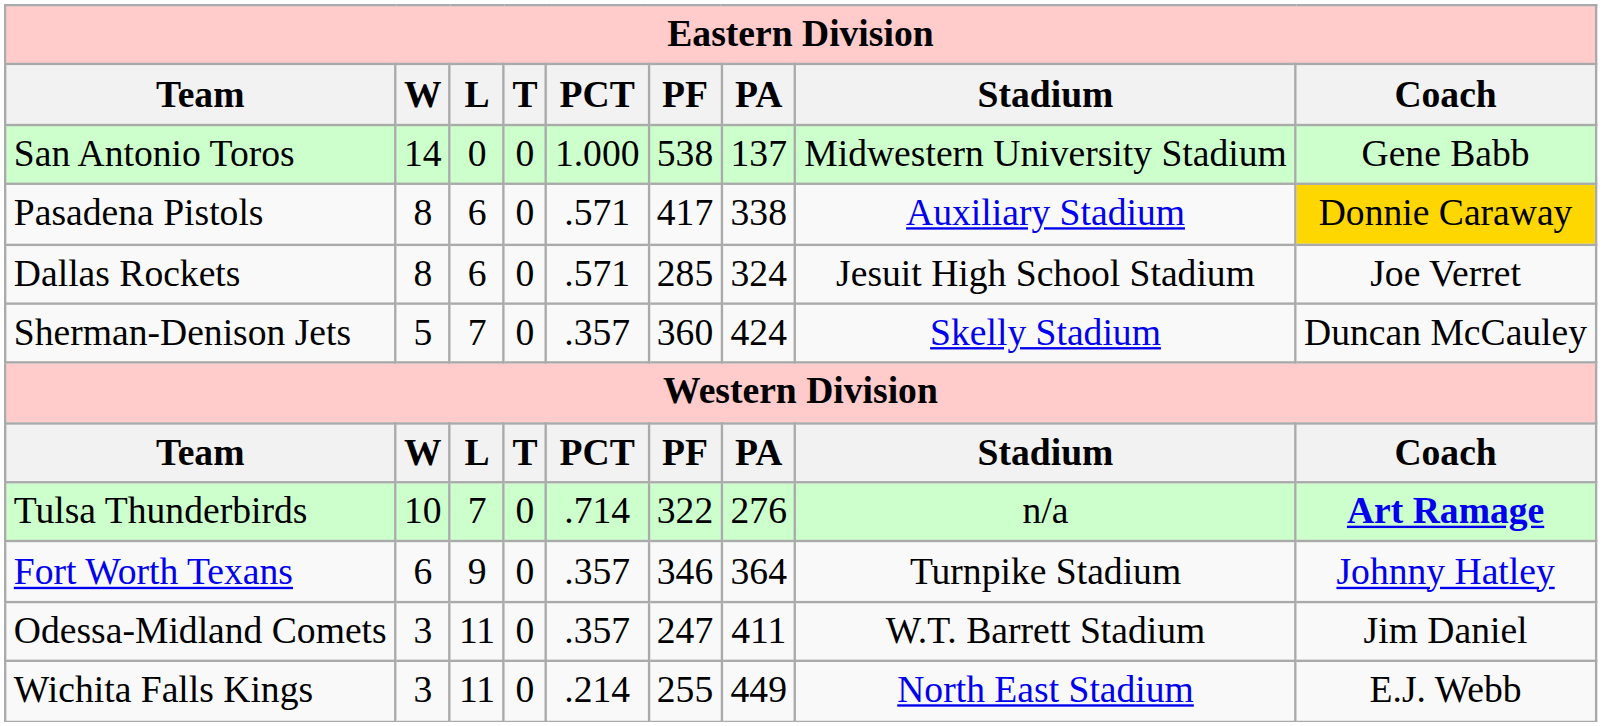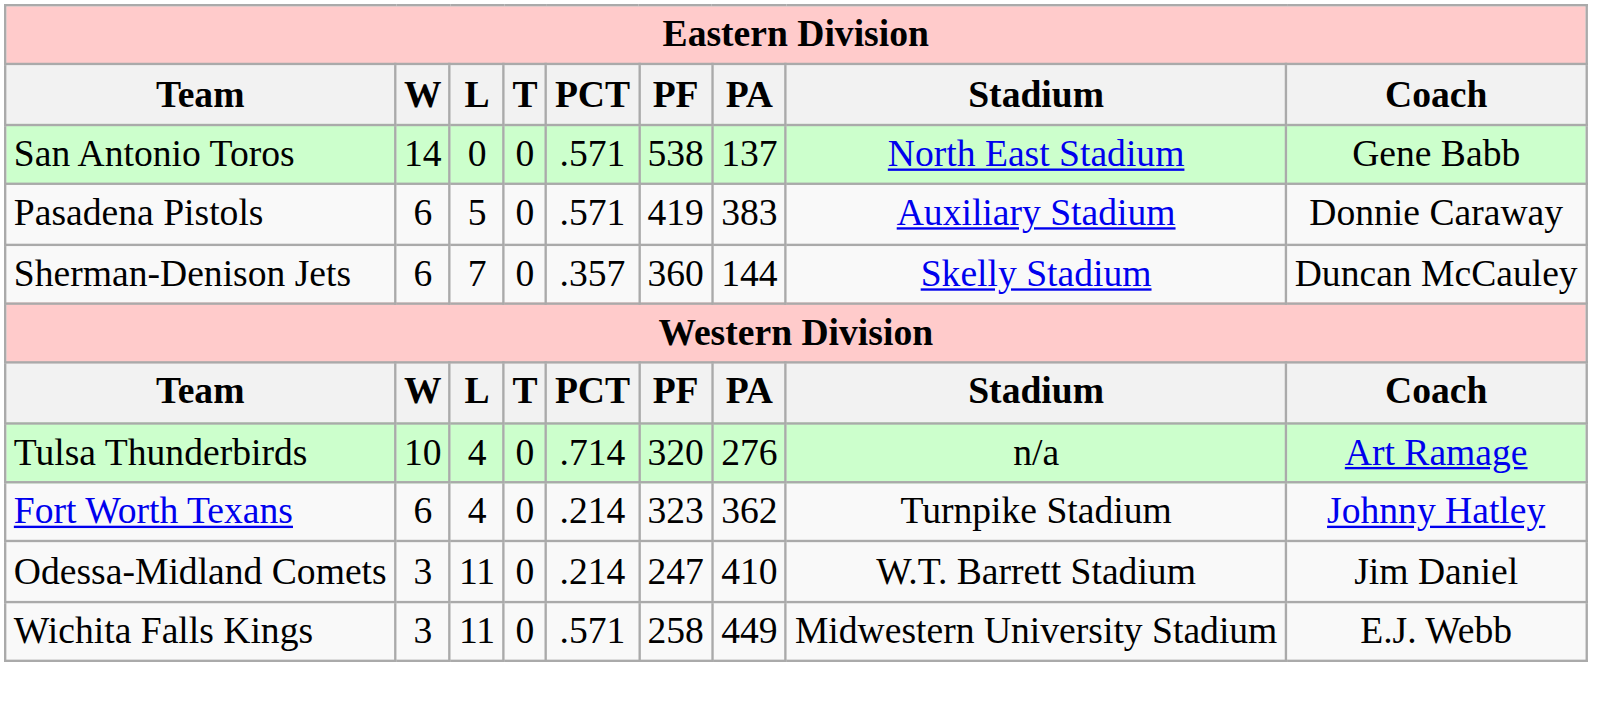(597, 153) 1.000 -> (592, 153) .571
(1046, 153) Midwestern University Stadium -> (1036, 153) North East Stadium
(423, 213) 8 -> (423, 213) 6
(477, 213) 6 -> (477, 213) 5
(685, 213) 417 -> (676, 213) 419
(759, 213) 338 -> (749, 213) 383
(1446, 213) gold background -> (1436, 213) no background
- row: (127, 272)
(423, 332) 5 -> (423, 272) 6
(759, 332) 424 -> (749, 272) 144
(477, 511) 7 -> (477, 451) 4
(685, 511) 322 -> (676, 451) 320
(1446, 511) bold -> (1436, 451) normal
(477, 570) 9 -> (477, 511) 4
(597, 570) .357 -> (592, 511) .214
(685, 570) 346 -> (676, 511) 323
(759, 570) 364 -> (749, 511) 362
(597, 630) .357 -> (592, 570) .214
(759, 630) 411 -> (749, 570) 410
(597, 690) .214 -> (592, 630) .571
(685, 690) 255 -> (676, 630) 258
(1046, 690) North East Stadium -> (1036, 630) Midwestern University Stadium
